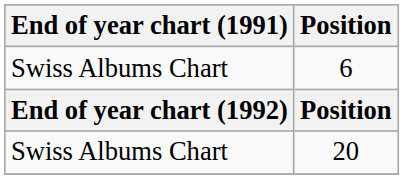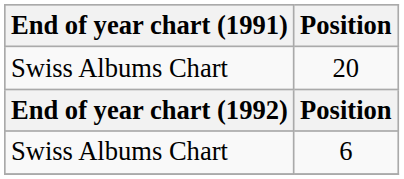rows swapped: (346, 67) <-> (346, 151)
